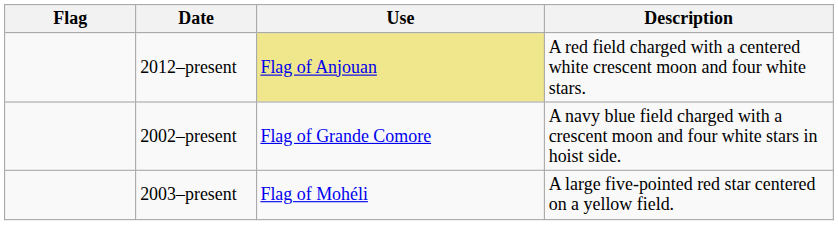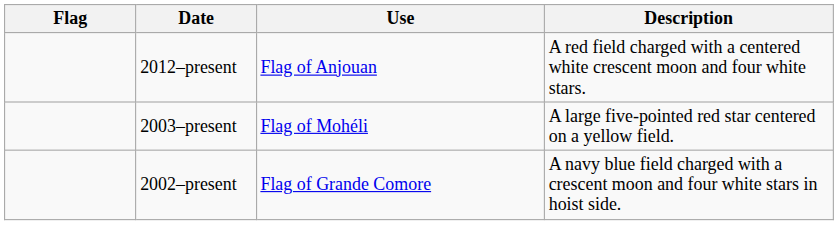(319, 67) khaki background -> (319, 67) no background
rows swapped: (188, 136) <-> (188, 194)
